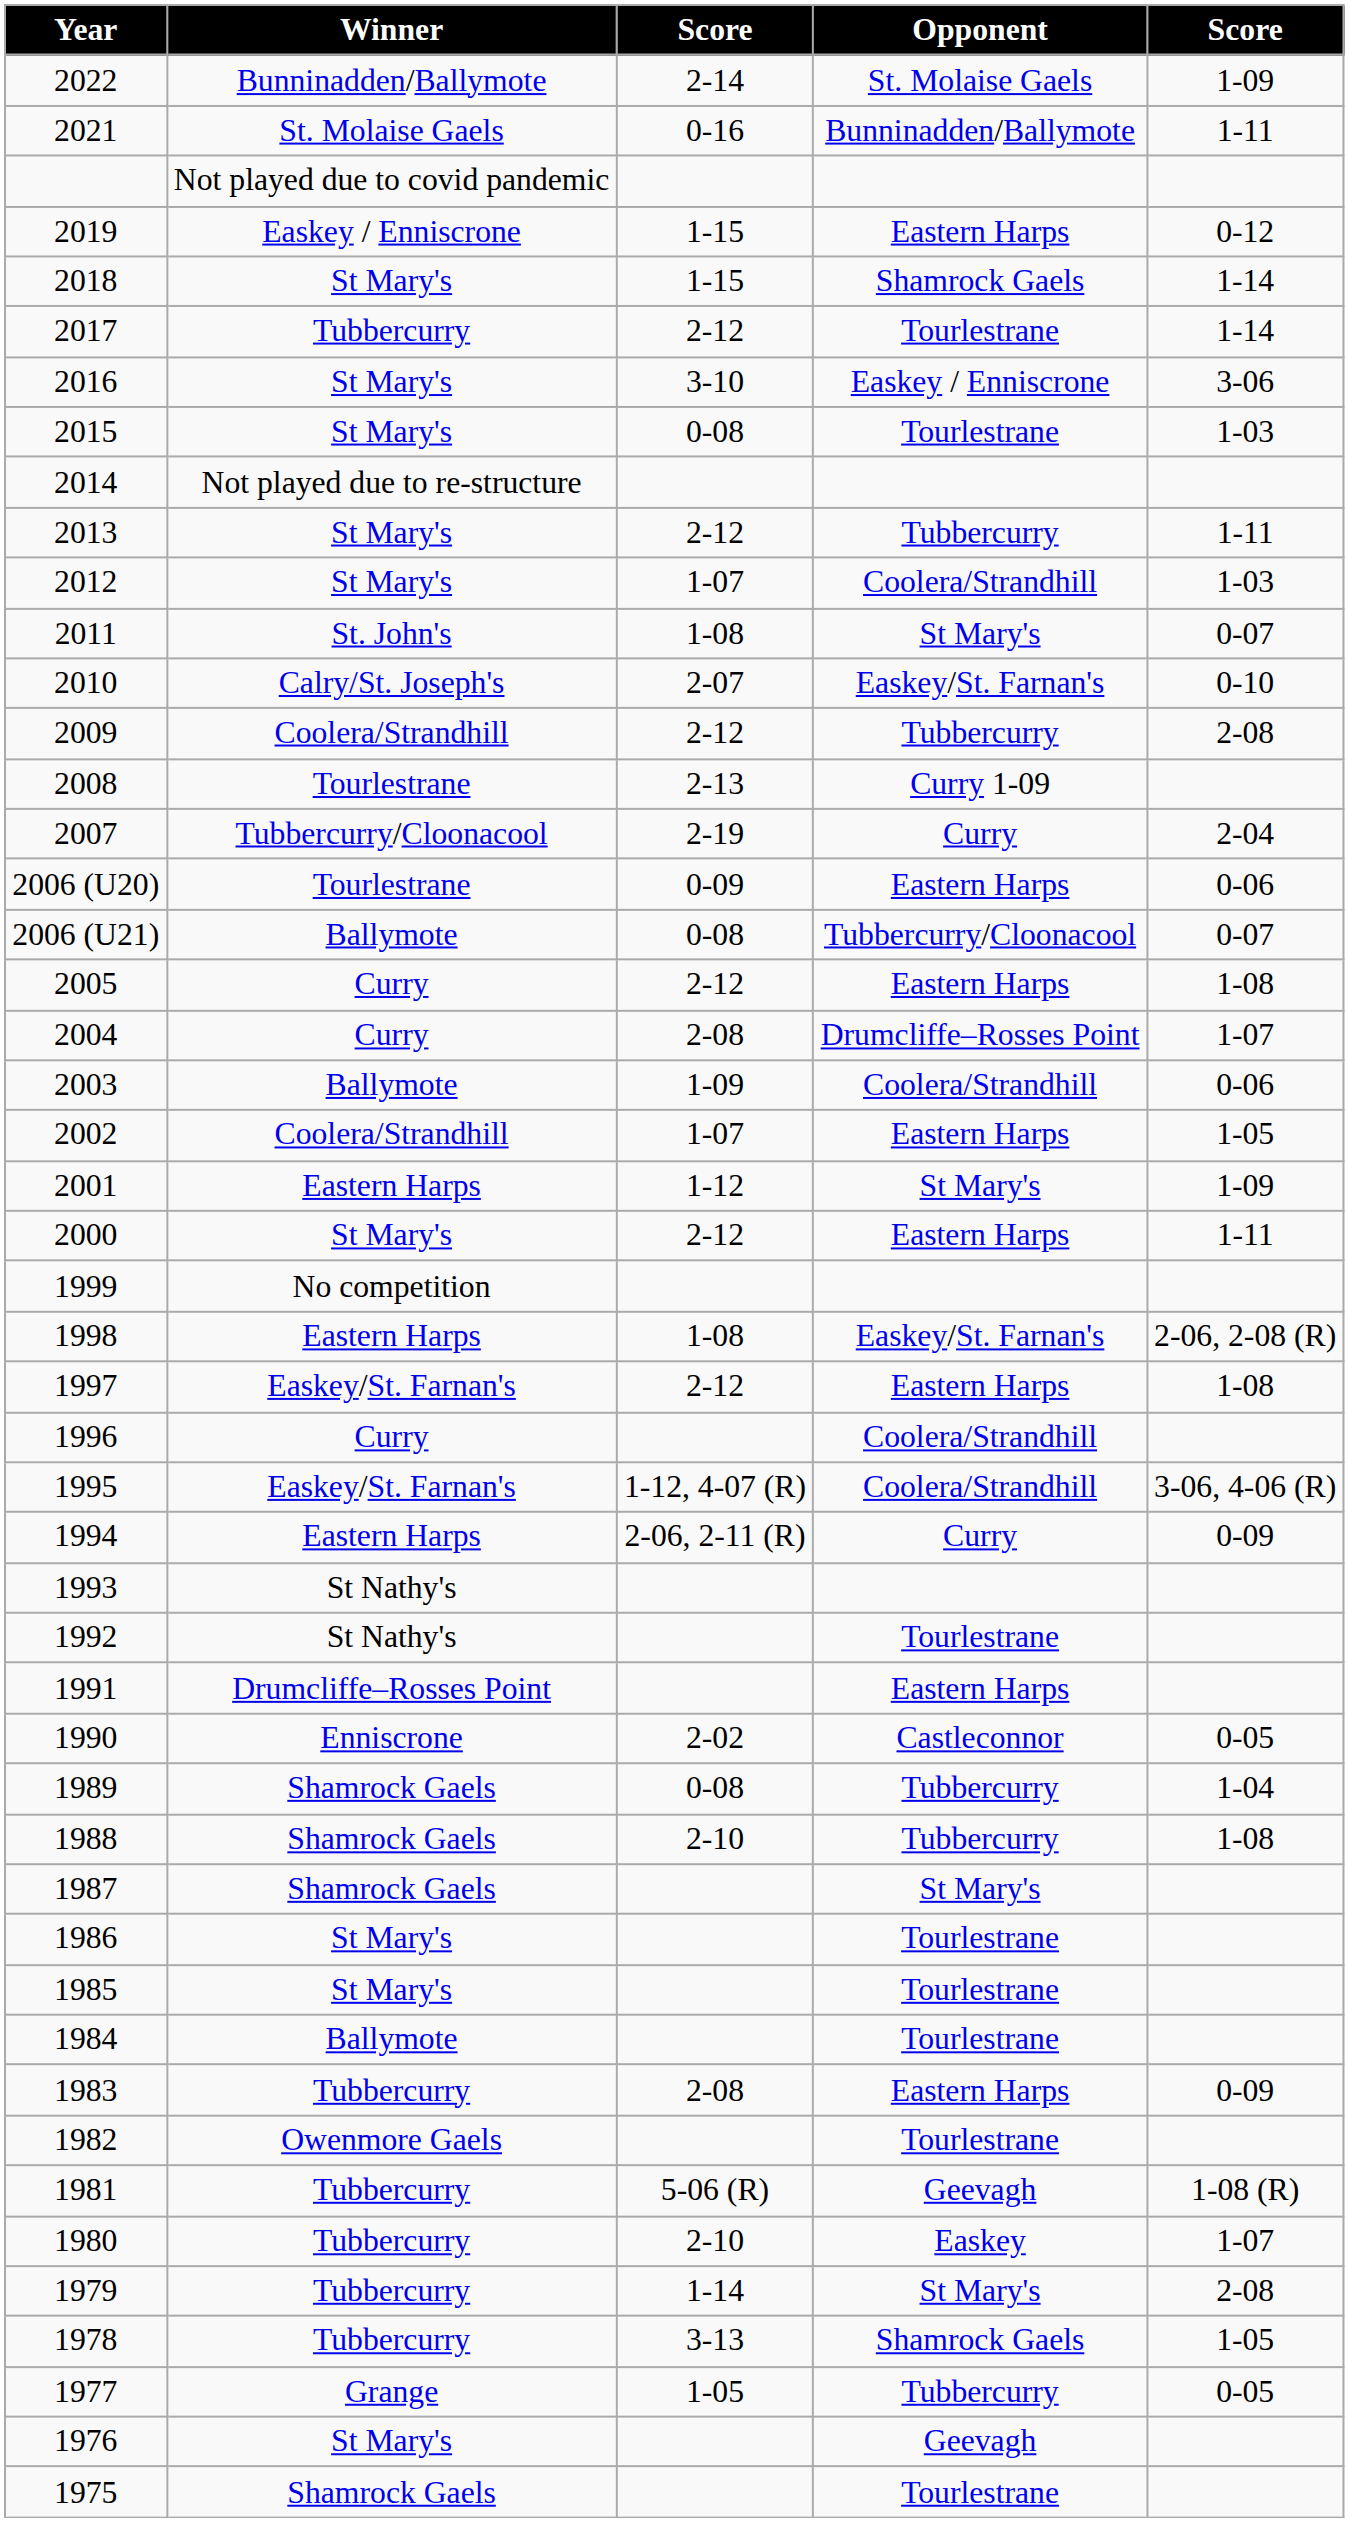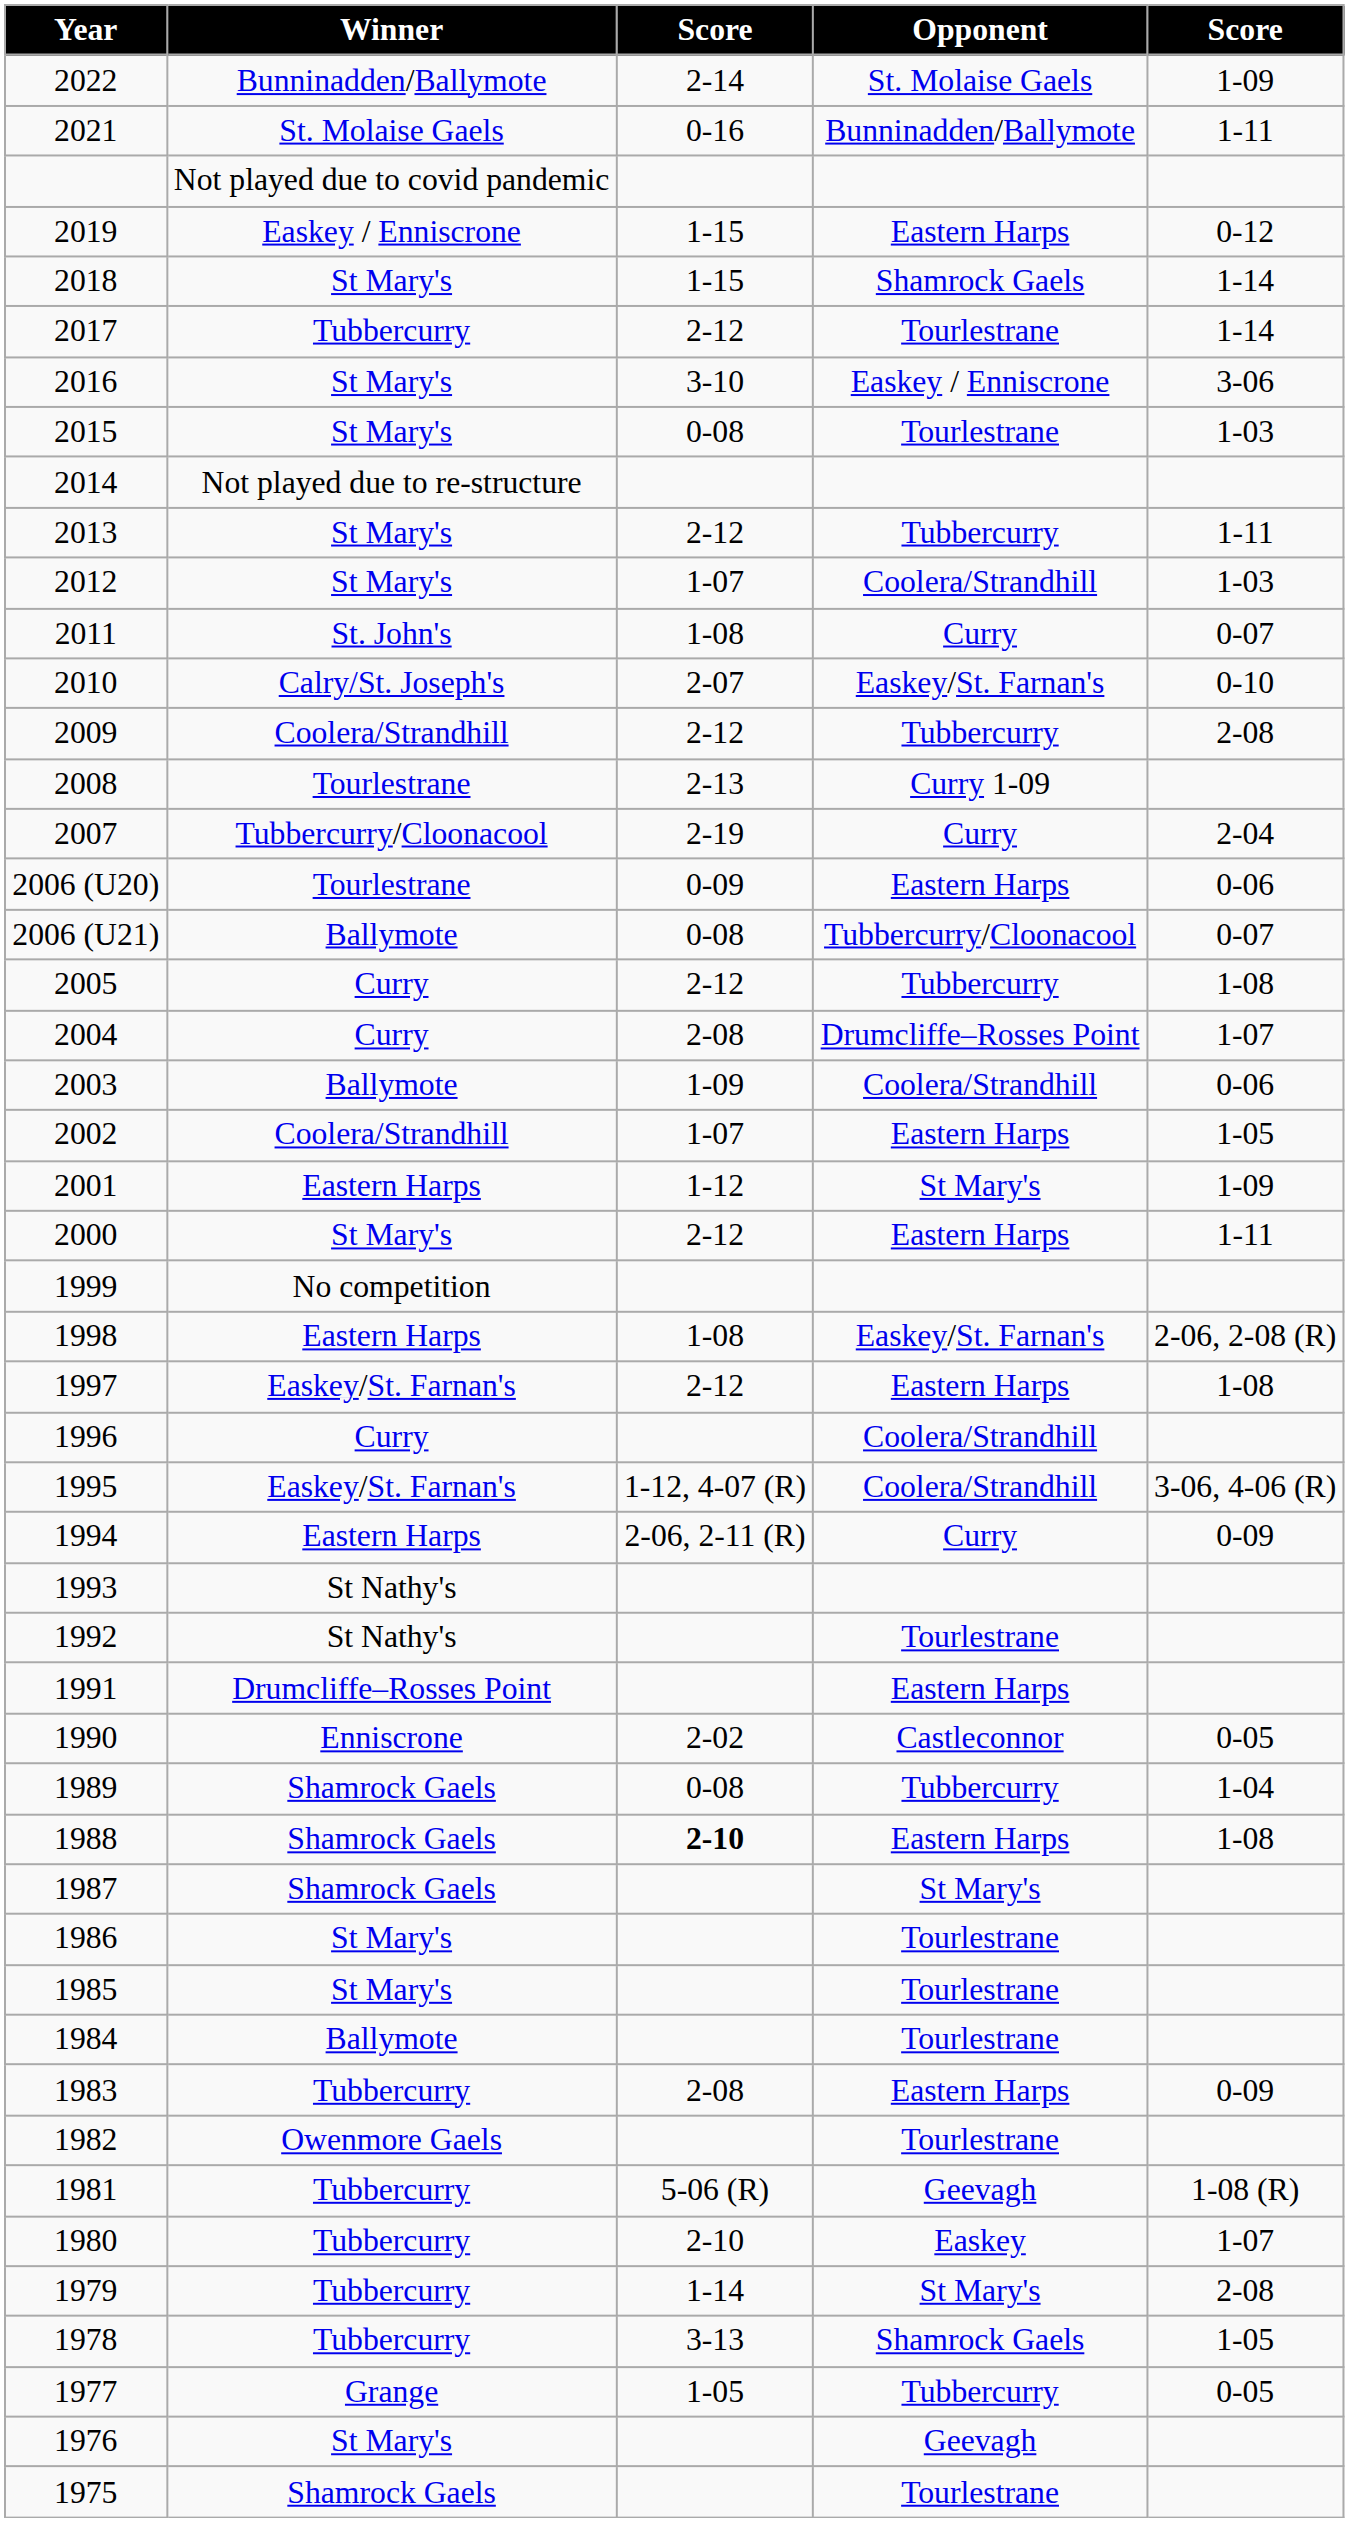(980, 632) St Mary's -> (980, 632) Curry
(980, 984) Eastern Harps -> (980, 984) Tubbercurry
(715, 1838) normal -> (715, 1838) bold
(980, 1838) Tubbercurry -> (980, 1838) Eastern Harps
